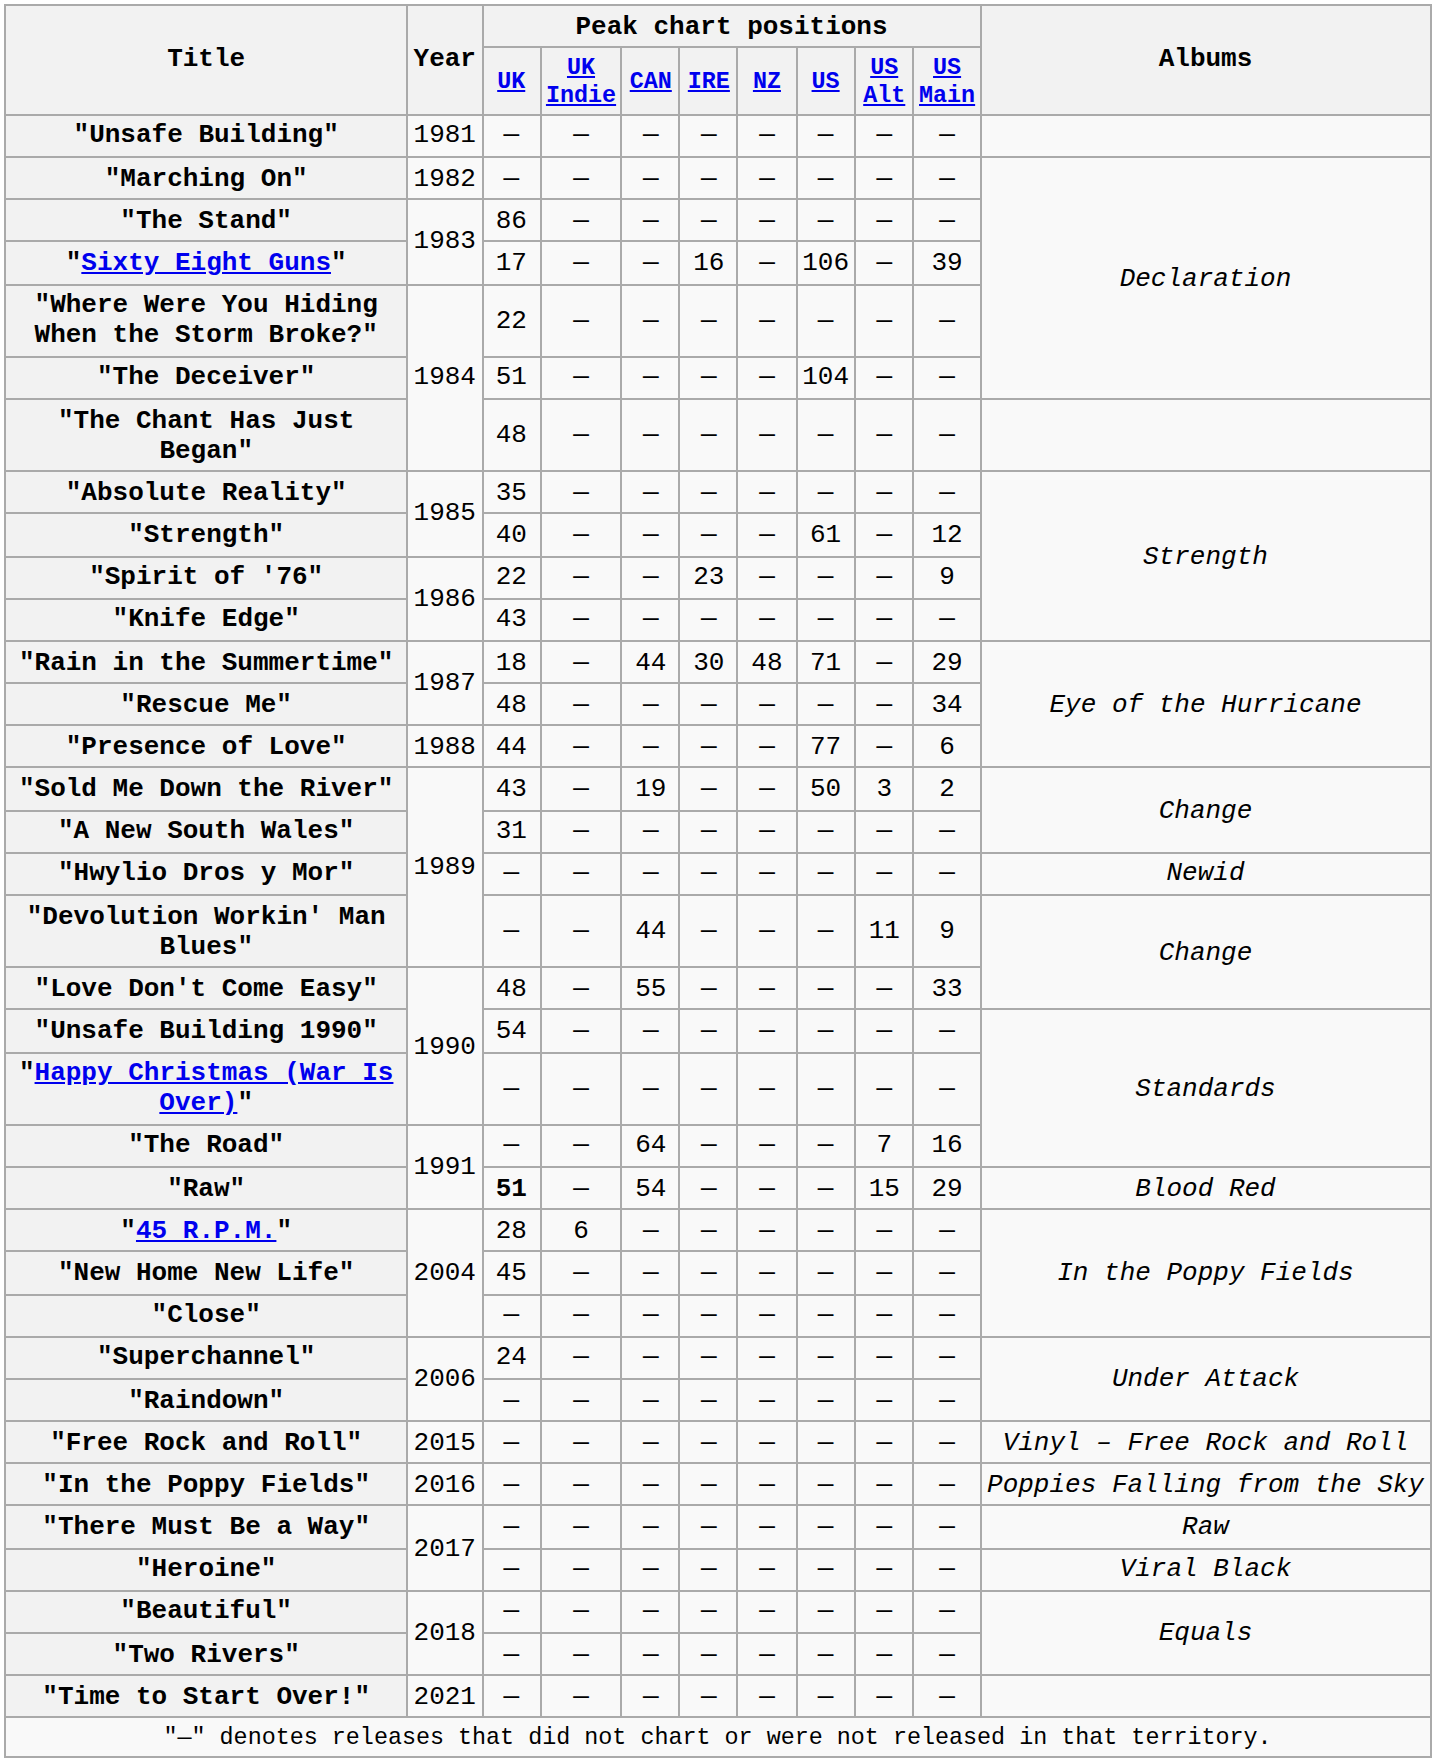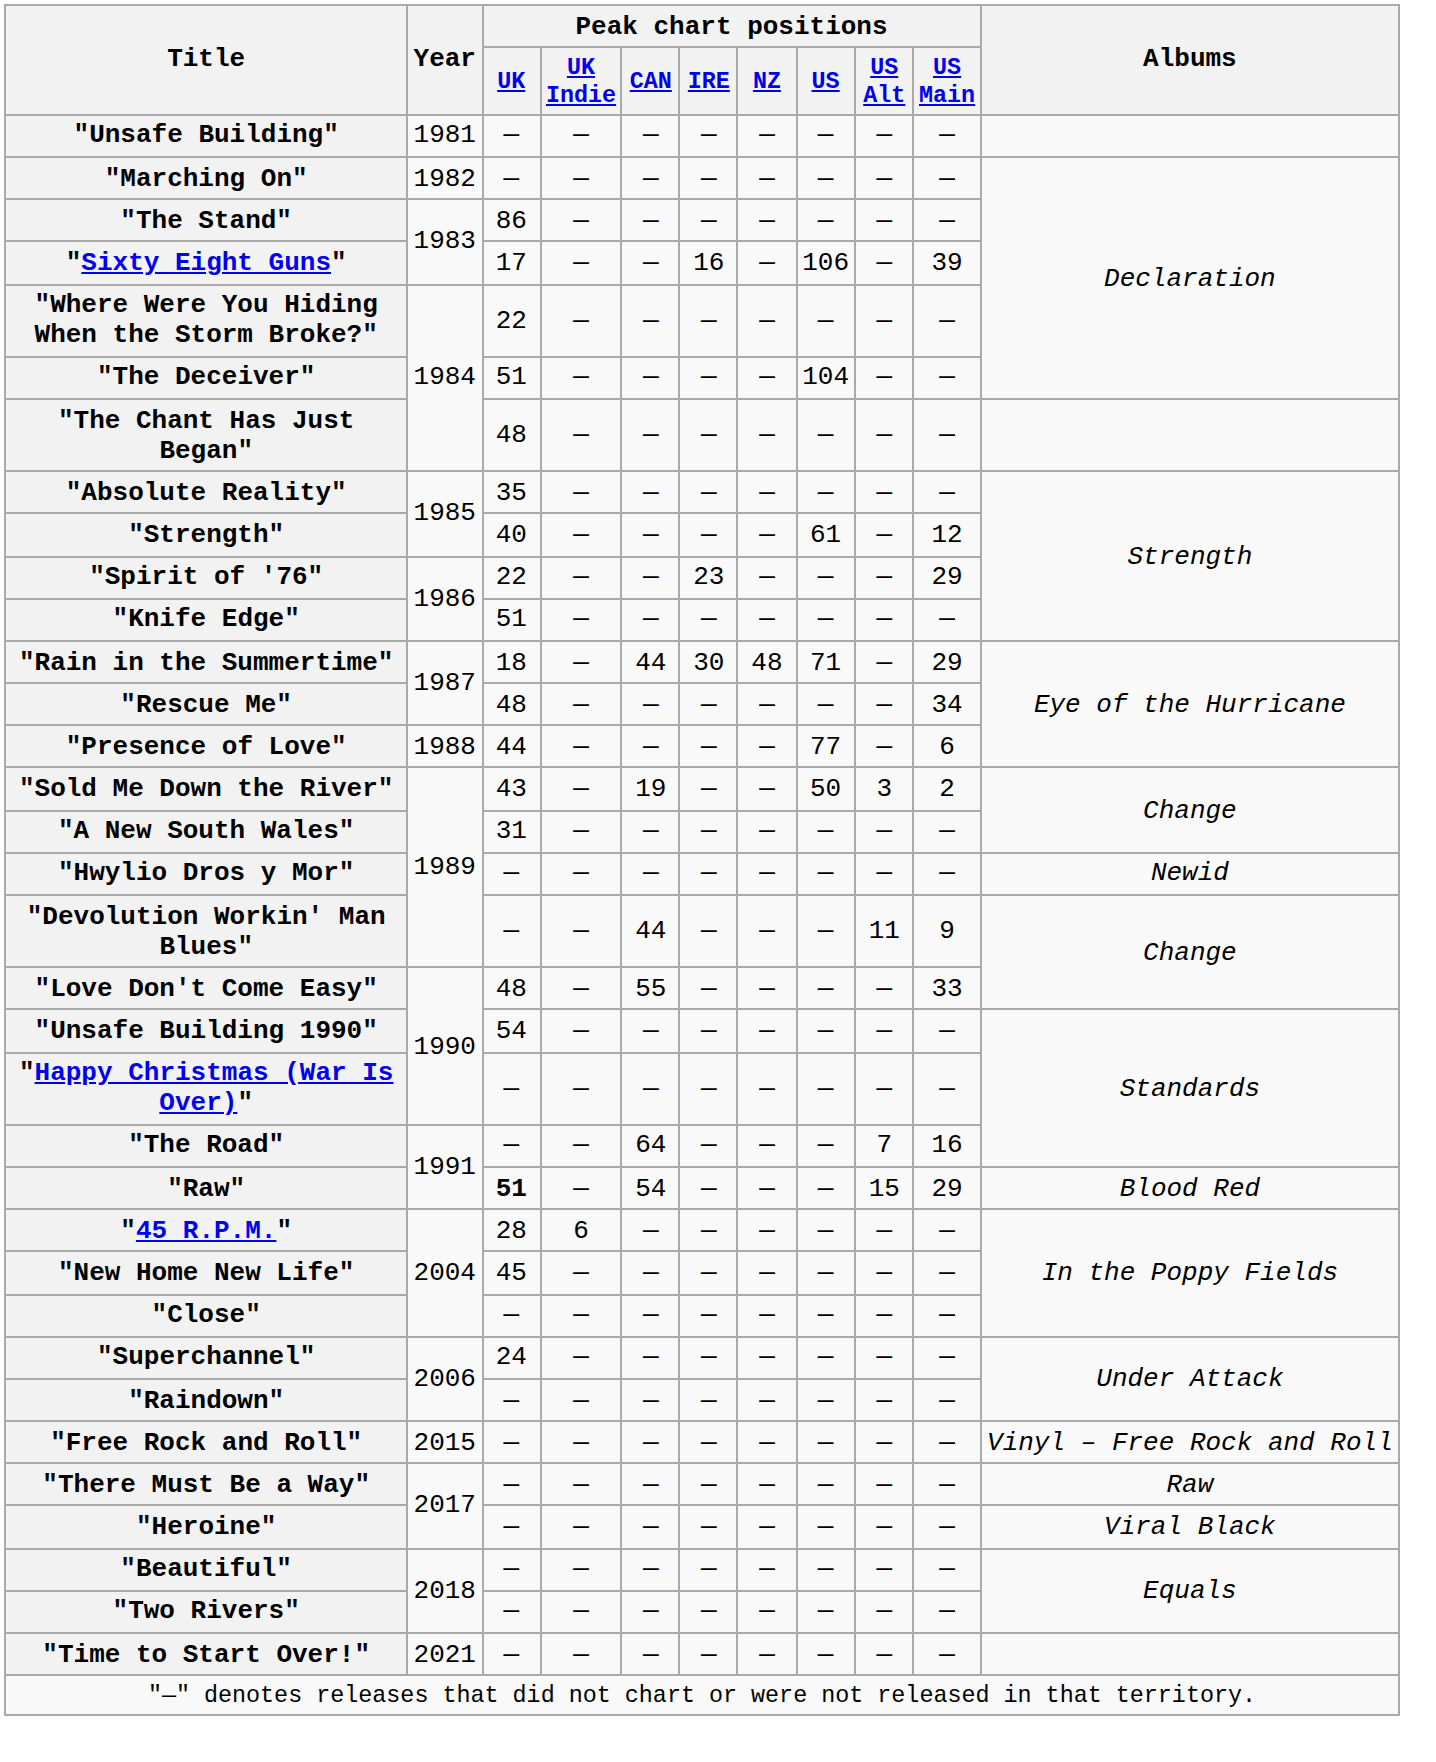(947, 577) 9 -> (947, 577) 29
(511, 620) 43 -> (511, 620) 51
- row: (206, 1485)
